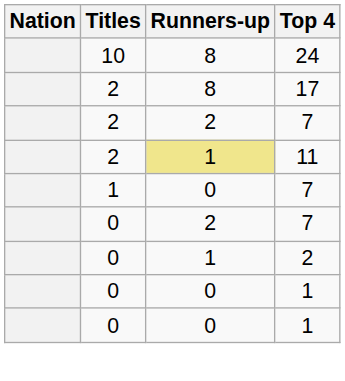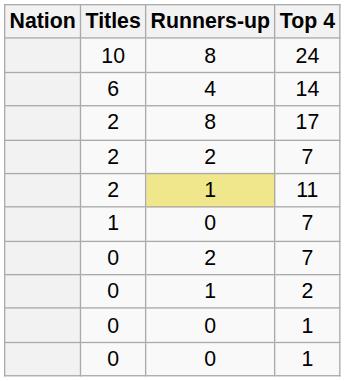+ row: (113, 88)
